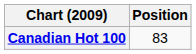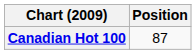(160, 37) 83 -> (160, 37) 87
